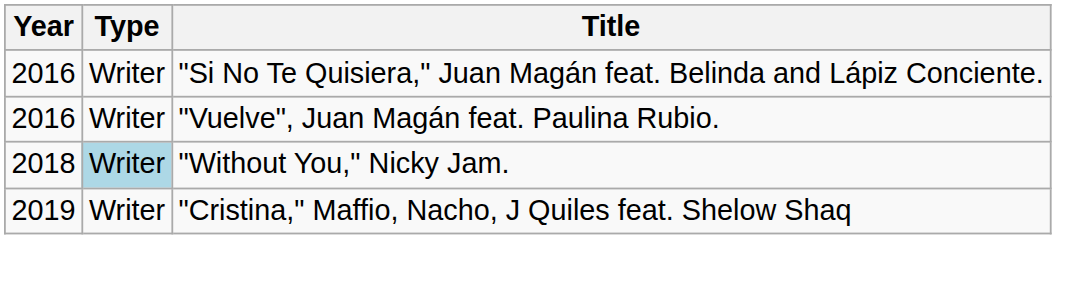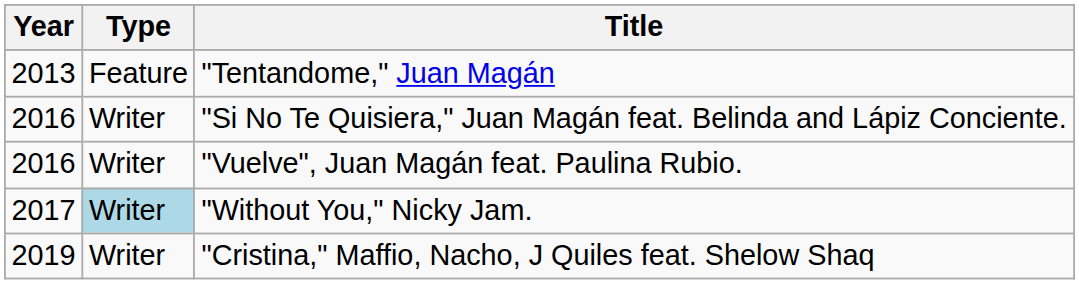+ row: (378, 73)
(44, 164) 2018 -> (44, 210) 2017
